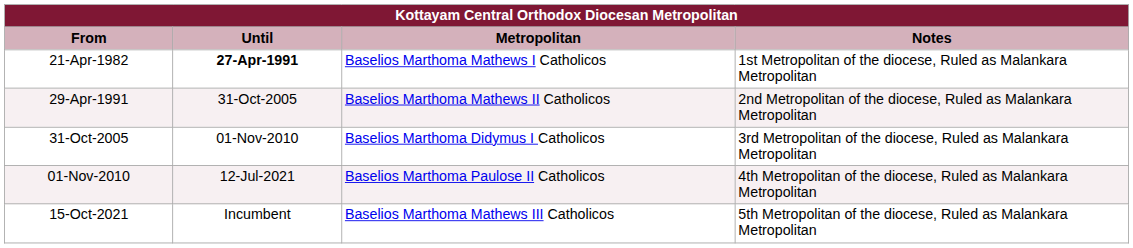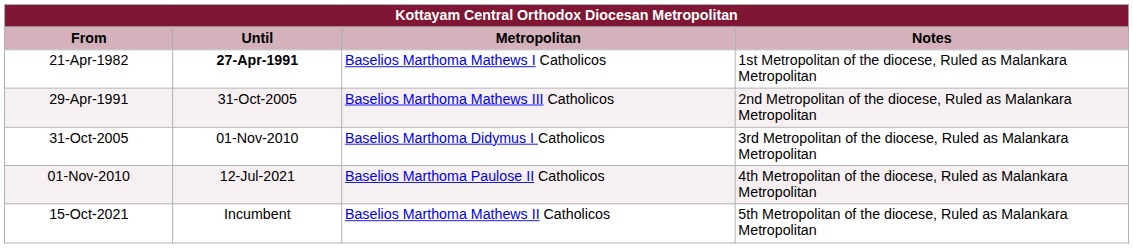(477, 99) Baselios Marthoma Mathews II Catholicos -> (479, 99) Baselios Marthoma Mathews III Catholicos
(479, 215) Baselios Marthoma Mathews III Catholicos -> (477, 215) Baselios Marthoma Mathews II Catholicos
